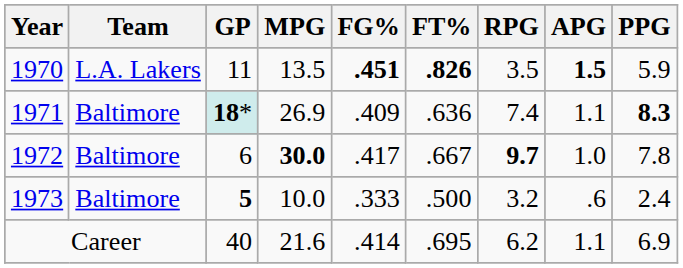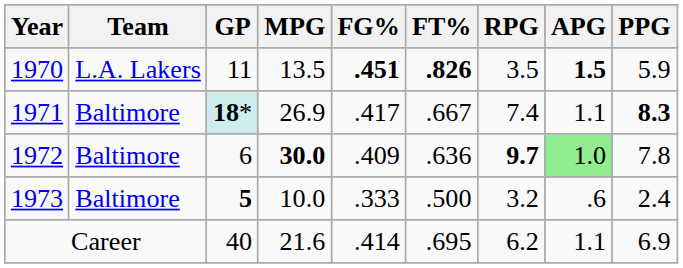(377, 112) .409 -> (377, 112) .417
(449, 112) .636 -> (449, 112) .667
(377, 155) .417 -> (377, 155) .409
(449, 155) .667 -> (449, 155) .636
(590, 155) no background -> (590, 155) lightgreen background
